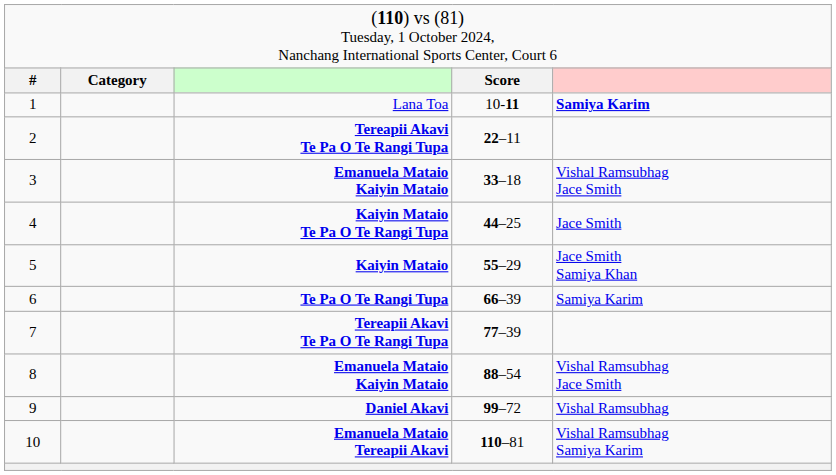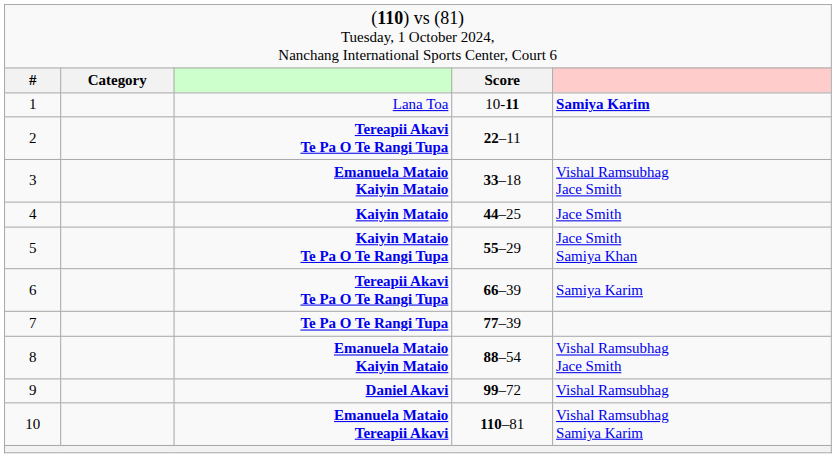(374, 223) Kaiyin Mataio Te Pa O Te Rangi Tupa -> (402, 214) Kaiyin Mataio
(402, 265) Kaiyin Mataio -> (374, 248) Kaiyin Mataio Te Pa O Te Rangi Tupa
(374, 299) Te Pa O Te Rangi Tupa -> (374, 290) Tereapii Akavi Te Pa O Te Rangi Tupa
(374, 332) Tereapii Akavi Te Pa O Te Rangi Tupa -> (374, 324) Te Pa O Te Rangi Tupa
